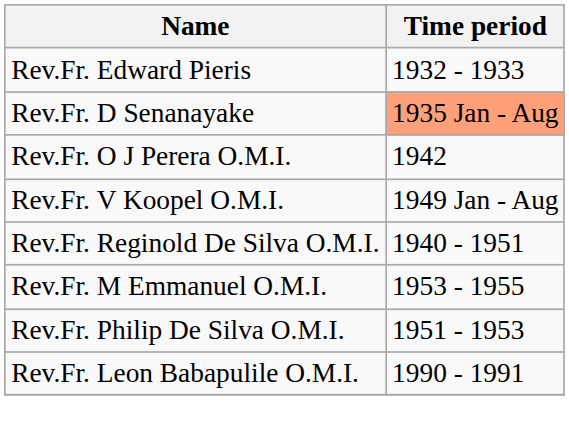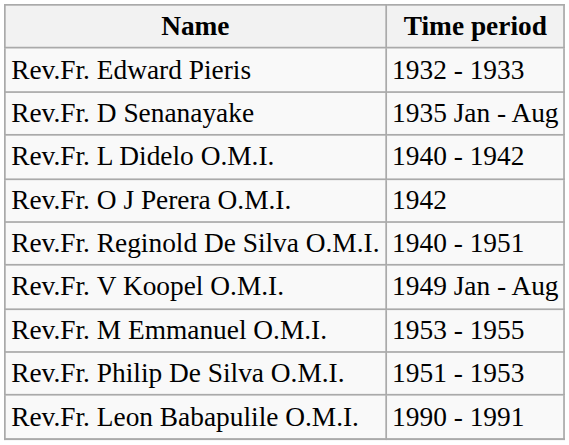(475, 112) lightsalmon background -> (475, 112) no background
+ row: (143, 156)
rows swapped: (148, 199) <-> (195, 243)
